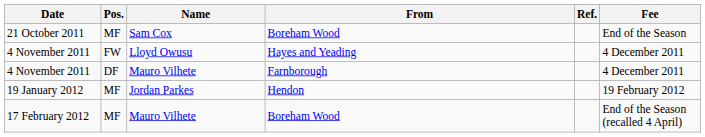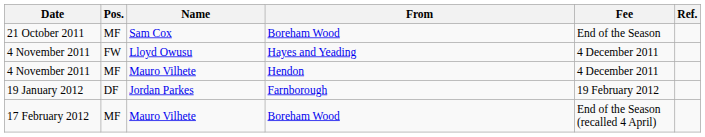columns swapped: (650, 14) <-> (587, 14)
(111, 71) DF -> (112, 71) MF
(297, 71) Farnborough -> (286, 71) Hendon
(112, 90) MF -> (111, 90) DF
(286, 90) Hendon -> (297, 90) Farnborough
